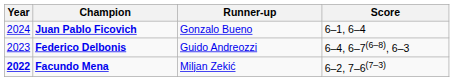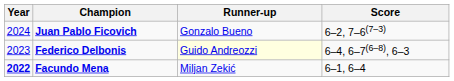(345, 30) 6–1, 6–4 -> (355, 31) 6–2, 7–6(7–3)
(219, 48) no background -> (219, 50) lightyellow background
(355, 67) 6–2, 7–6(7–3) -> (345, 68) 6–1, 6–4
